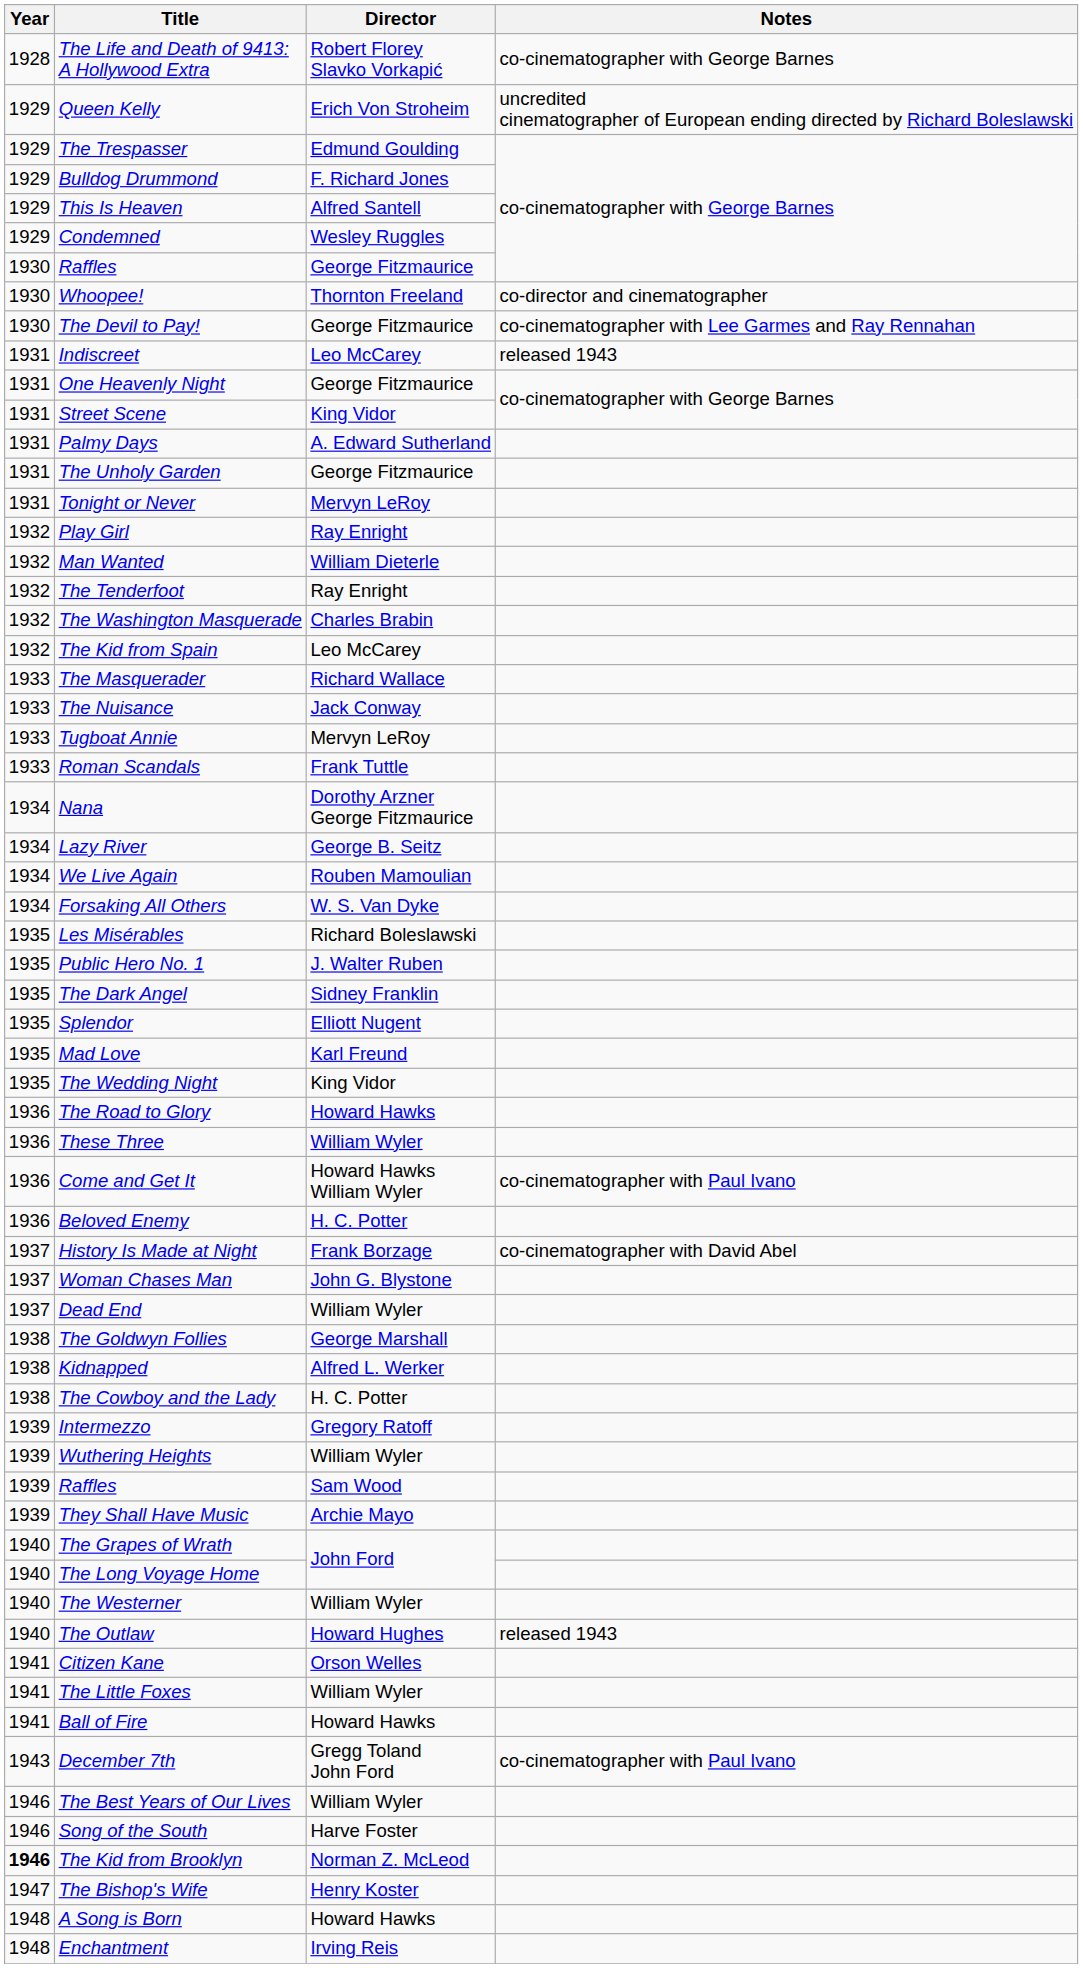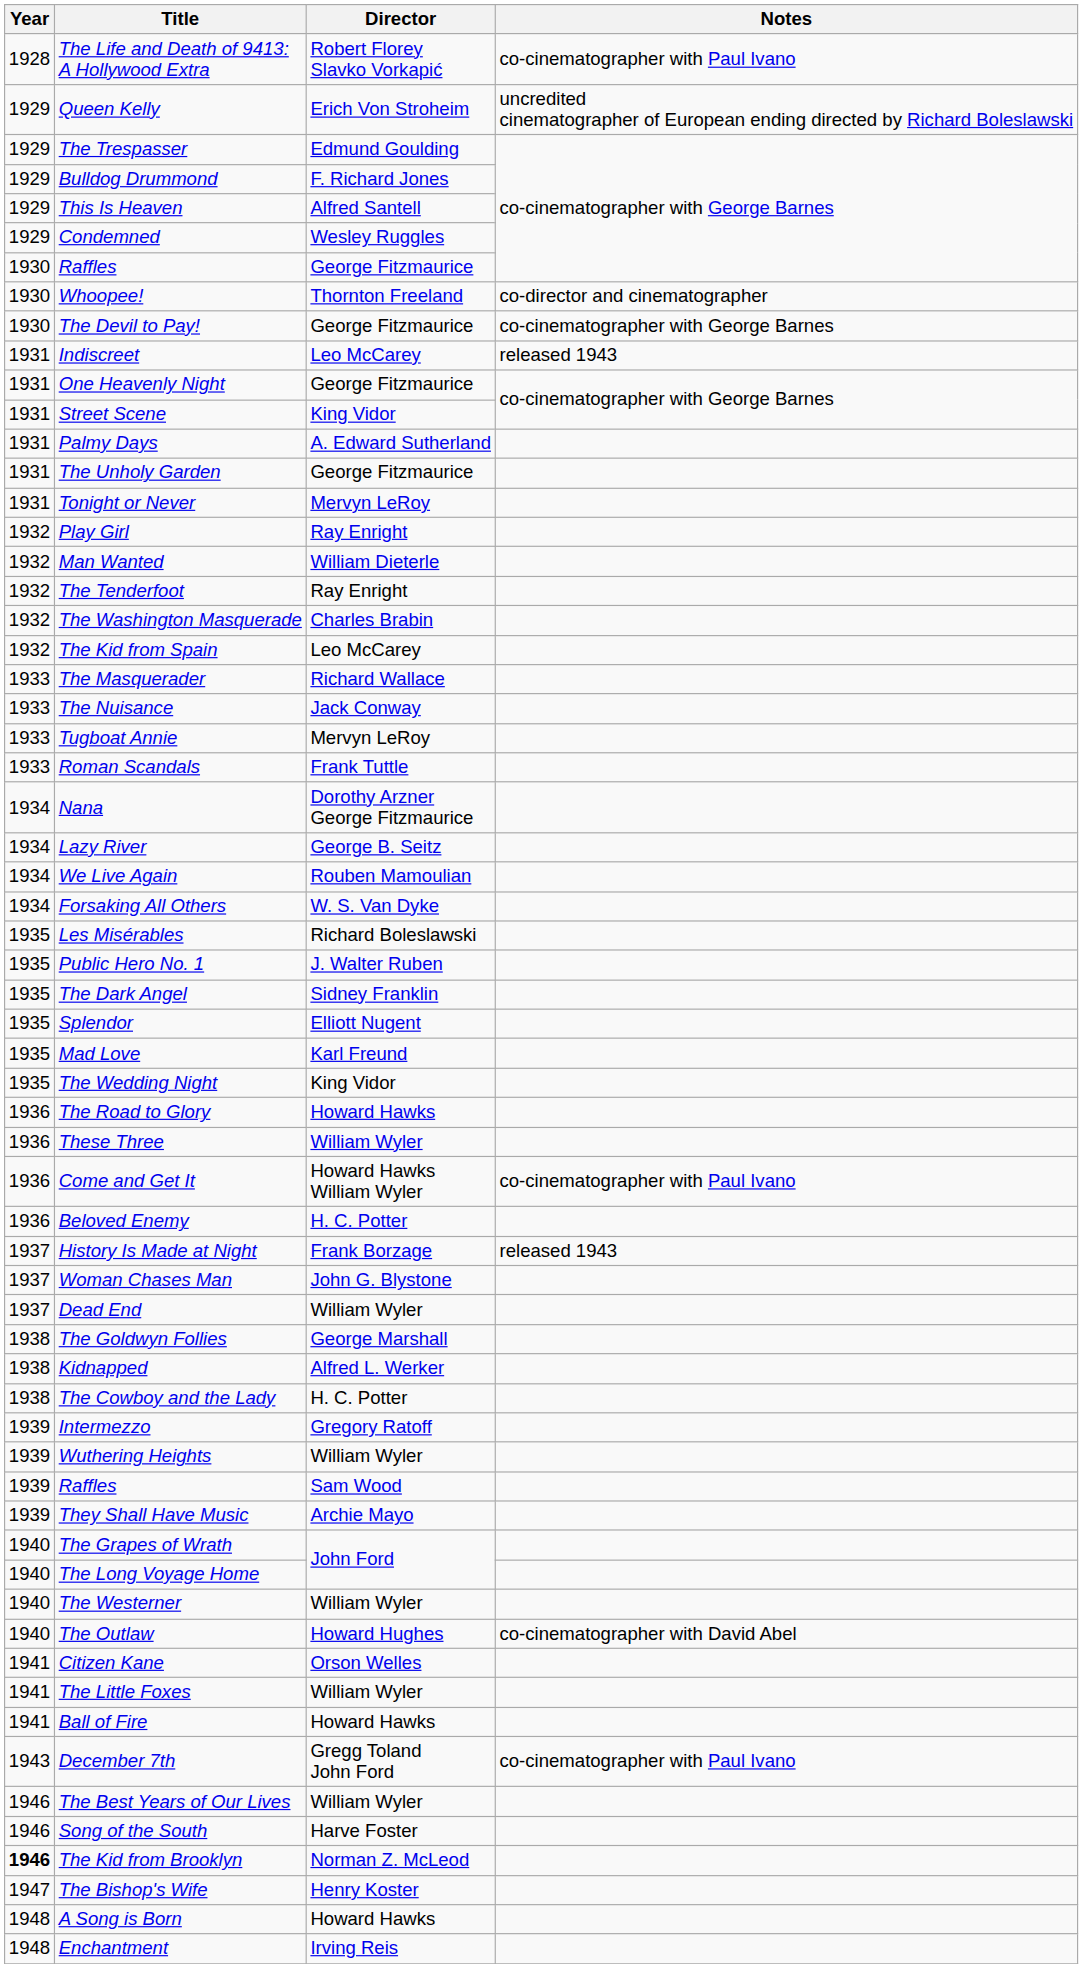(667, 59) co-cinematographer with George Barnes -> (648, 59) co-cinematographer with Paul Ivano
(737, 325) co-cinematographer with Lee Garmes and Ray Rennahan -> (667, 325) co-cinematographer with George Barnes
(648, 1250) co-cinematographer with David Abel -> (558, 1250) released 1943
(558, 1633) released 1943 -> (648, 1633) co-cinematographer with David Abel
